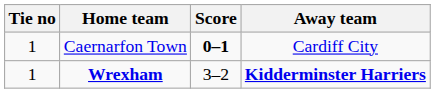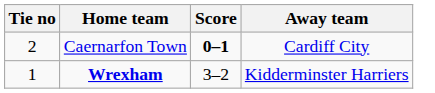(32, 46) 1 -> (32, 46) 2
(335, 74) bold -> (327, 74) normal
